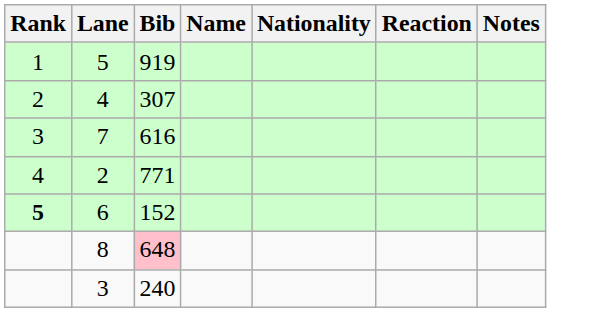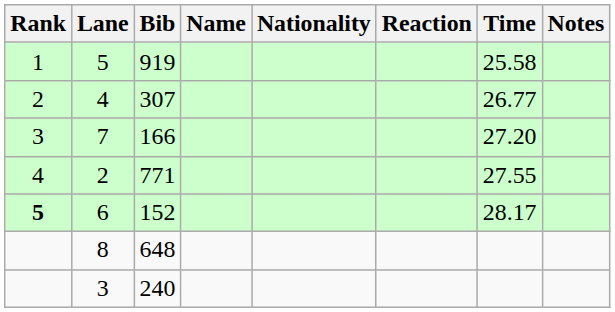+ column: (510, 23)
(157, 136) 616 -> (157, 136) 166
(157, 250) pink background -> (157, 250) no background
